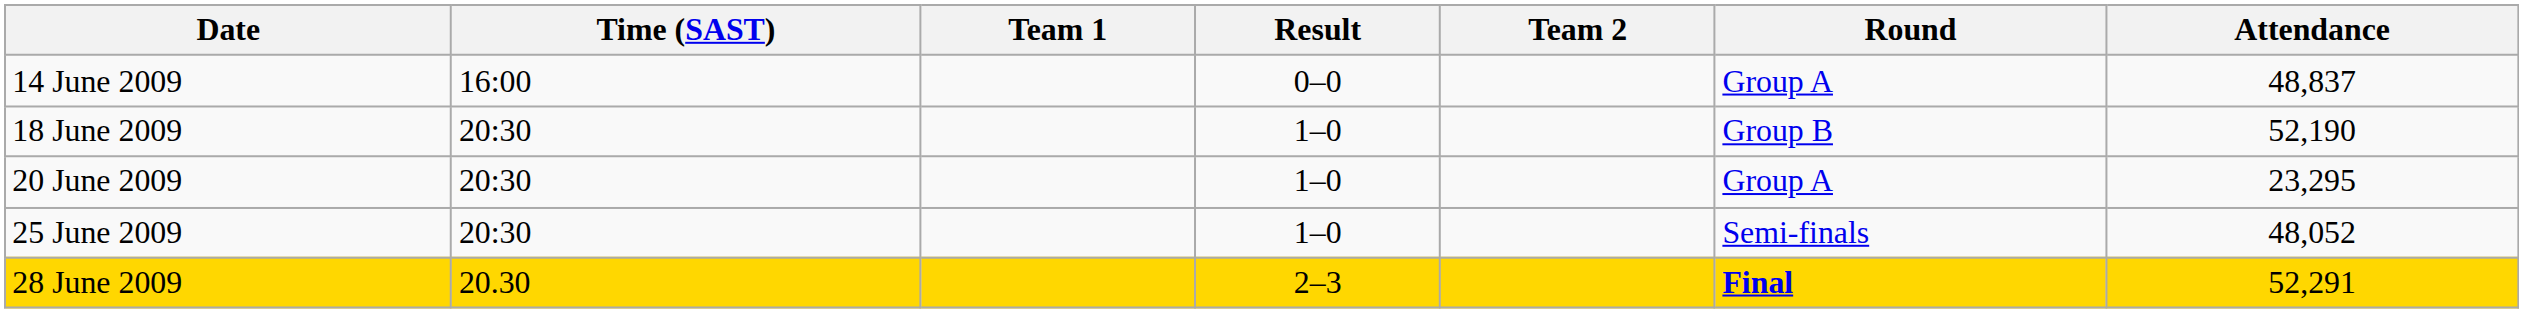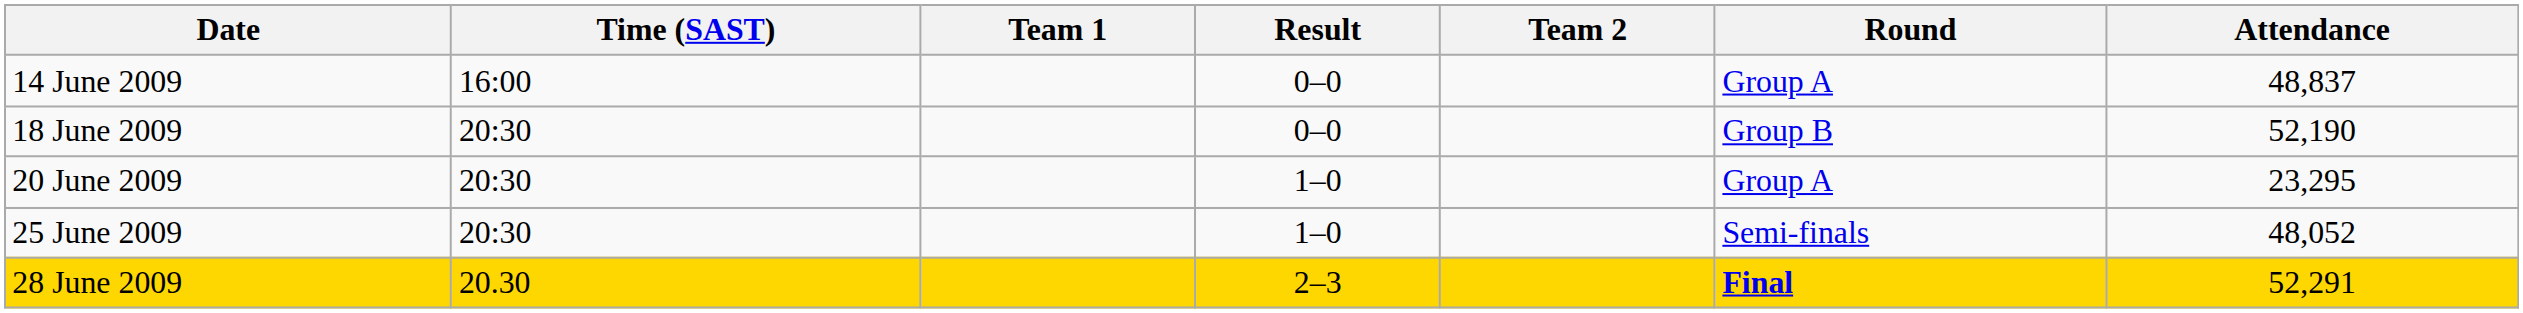(1318, 130) 1–0 -> (1318, 130) 0–0
